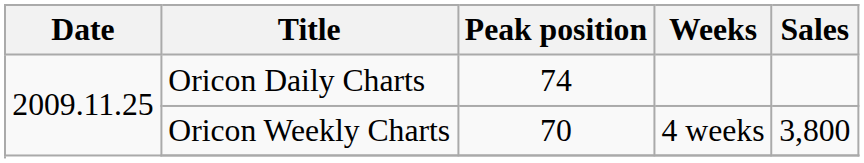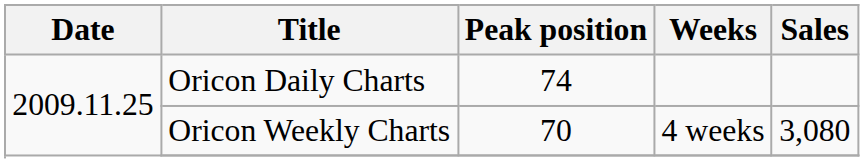(815, 130) 3,800 -> (815, 130) 3,080
